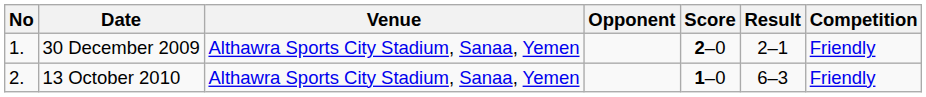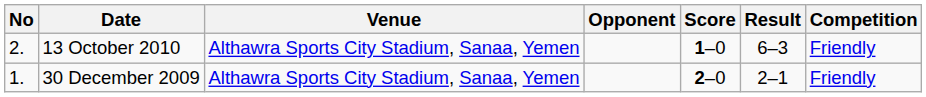rows swapped: (121, 48) <-> (111, 77)
